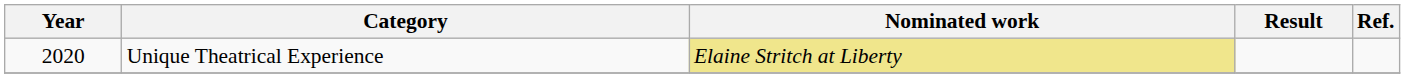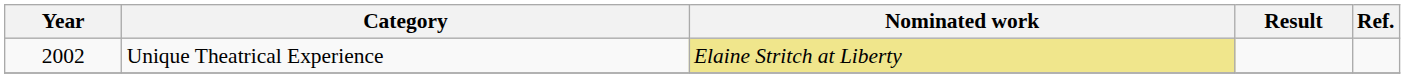(63, 55) 2020 -> (63, 55) 2002
